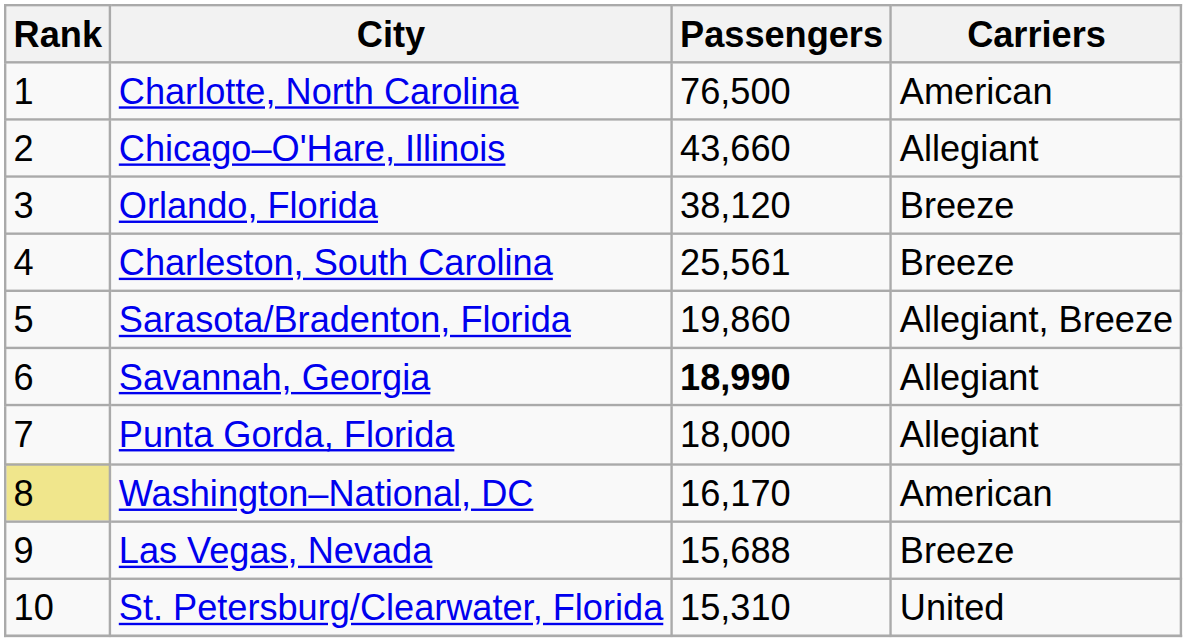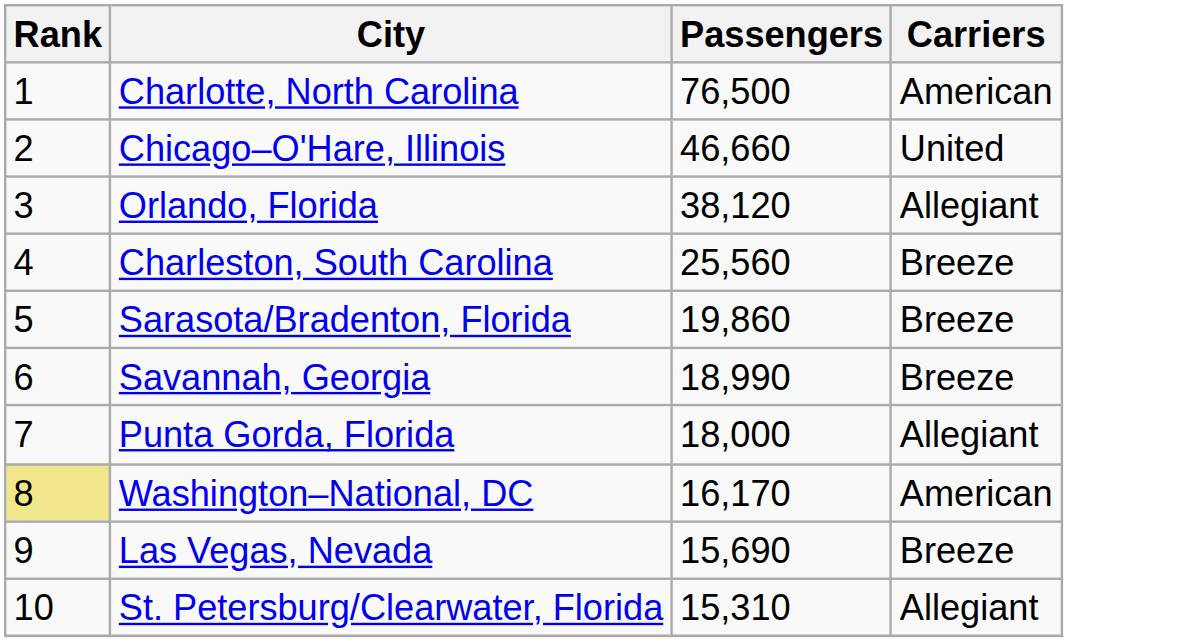(735, 149) 43,660 -> (735, 149) 46,660
(969, 149) Allegiant -> (952, 149) United
(957, 206) Breeze -> (969, 206) Allegiant
(735, 263) 25,561 -> (735, 263) 25,560
(1036, 320) Allegiant, Breeze -> (957, 320) Breeze
(735, 378) bold -> (735, 378) normal
(969, 378) Allegiant -> (957, 378) Breeze
(735, 549) 15,688 -> (735, 549) 15,690
(952, 607) United -> (969, 607) Allegiant
